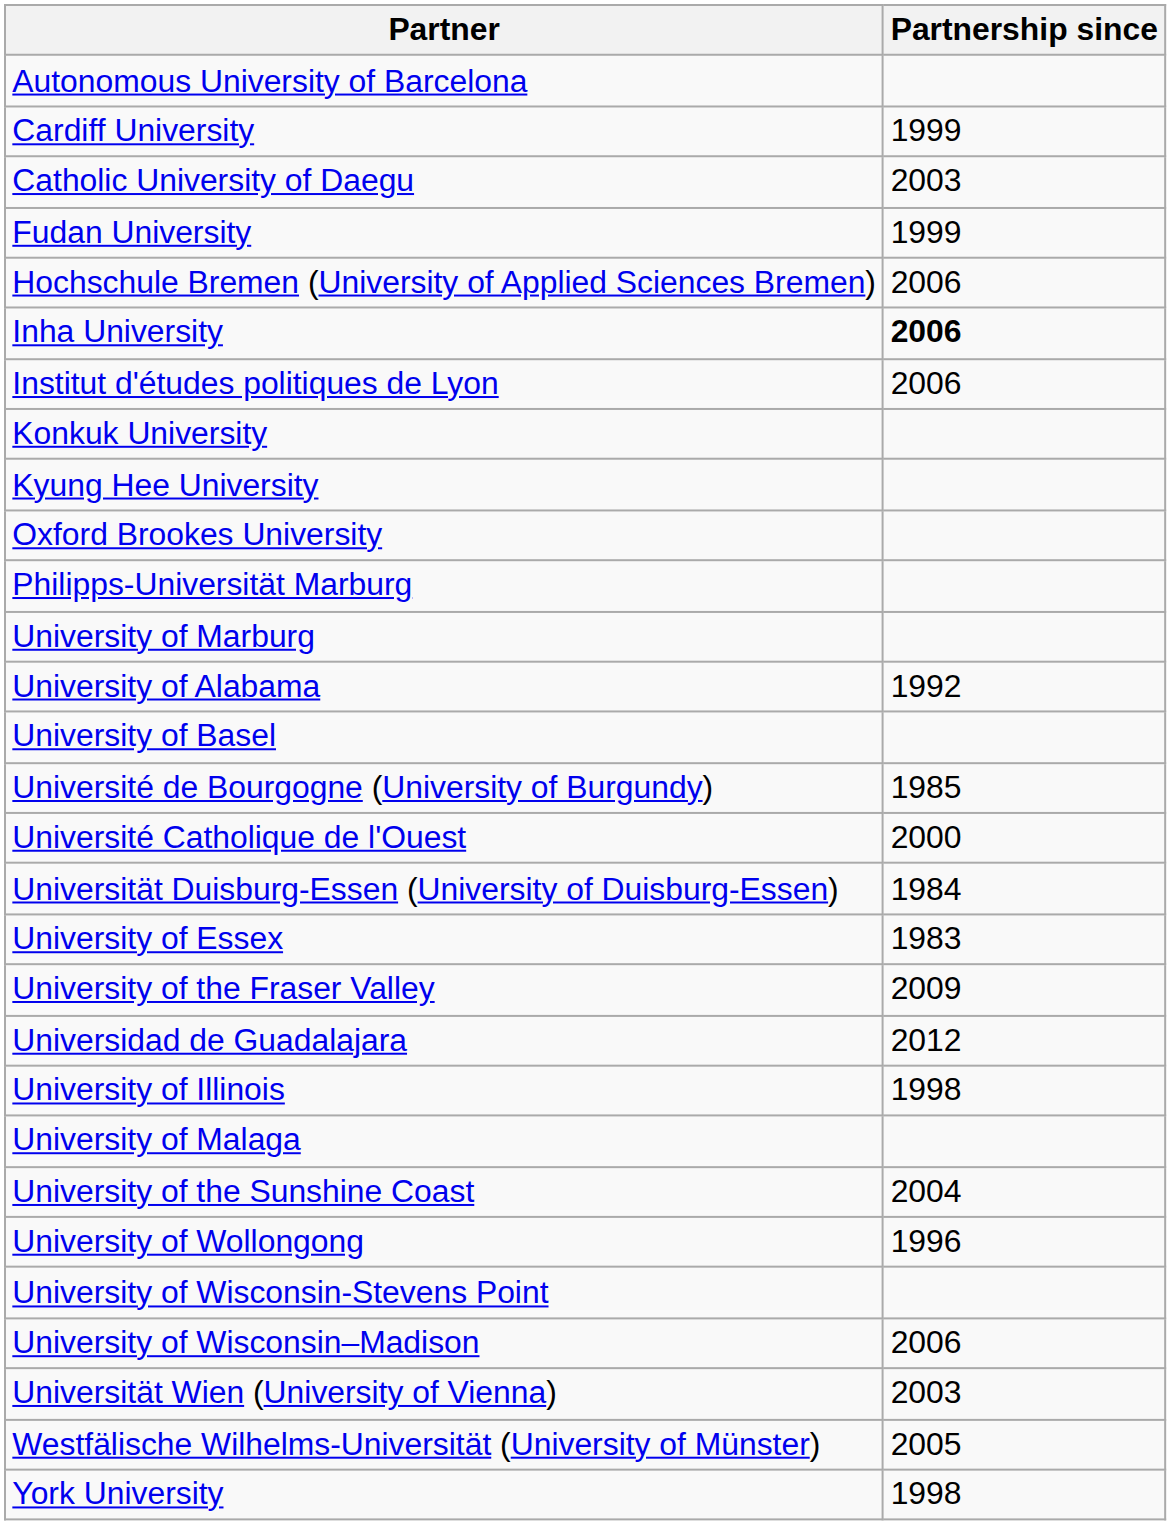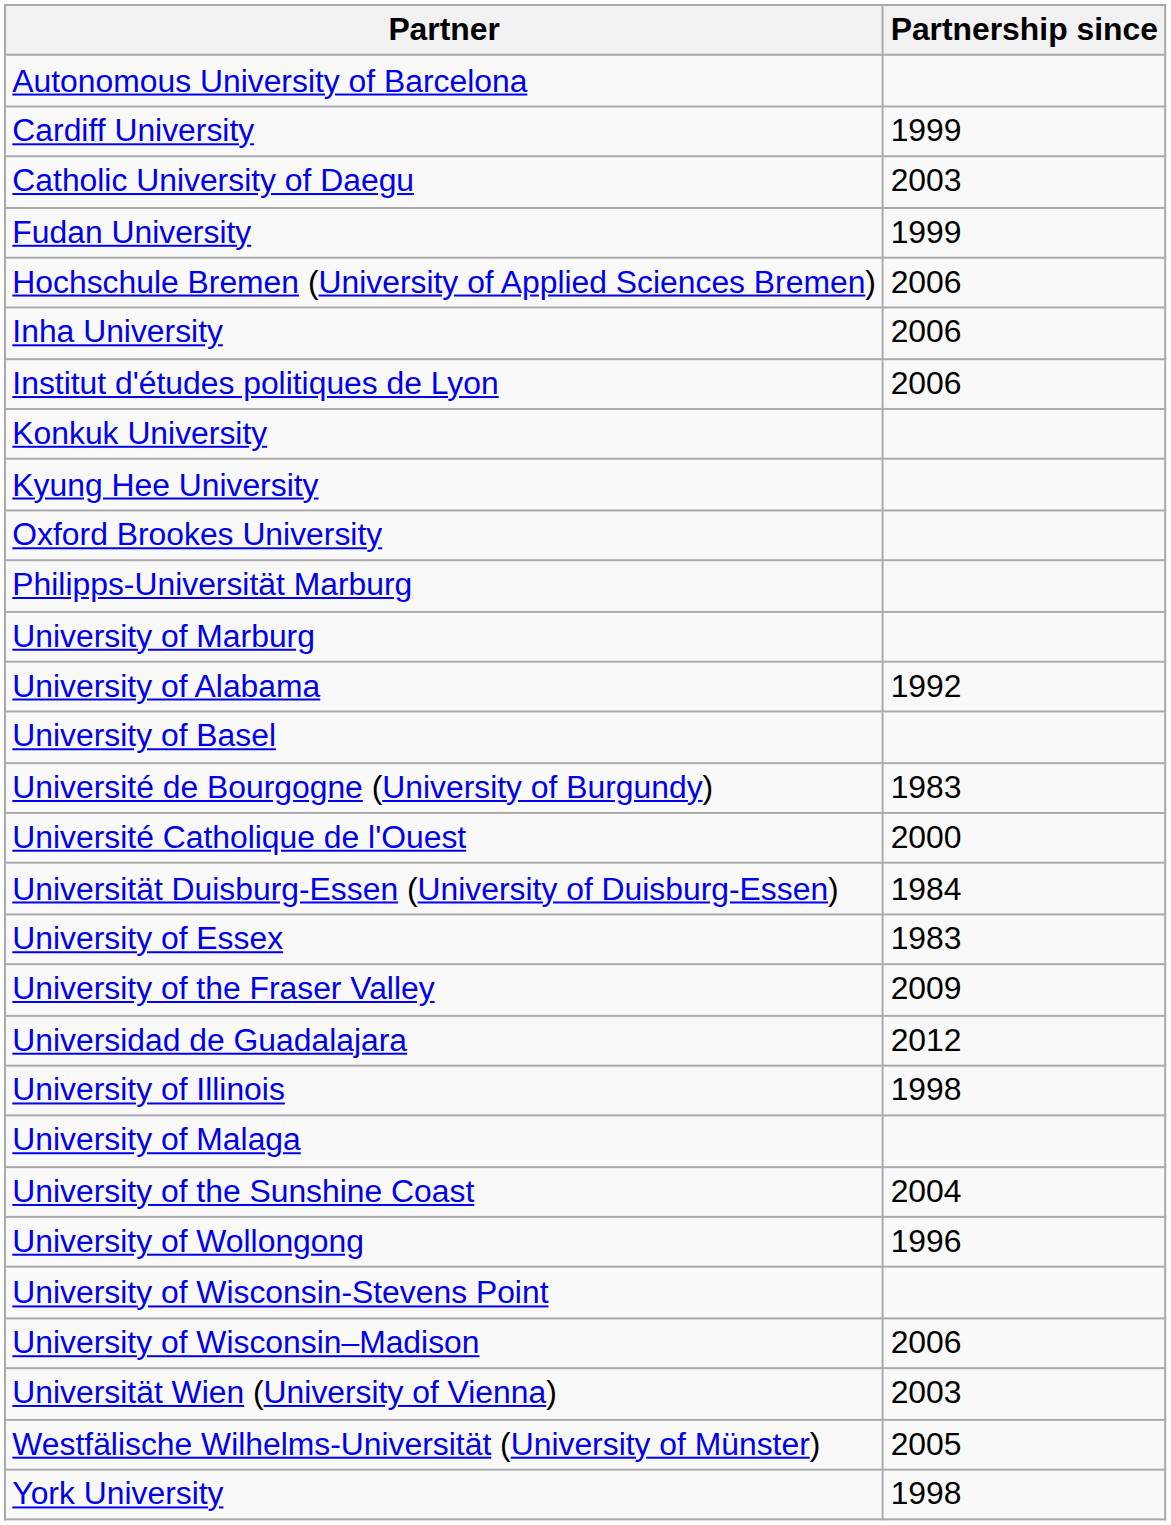(926, 332) bold -> (926, 332) normal
(926, 787) 1985 -> (926, 787) 1983
